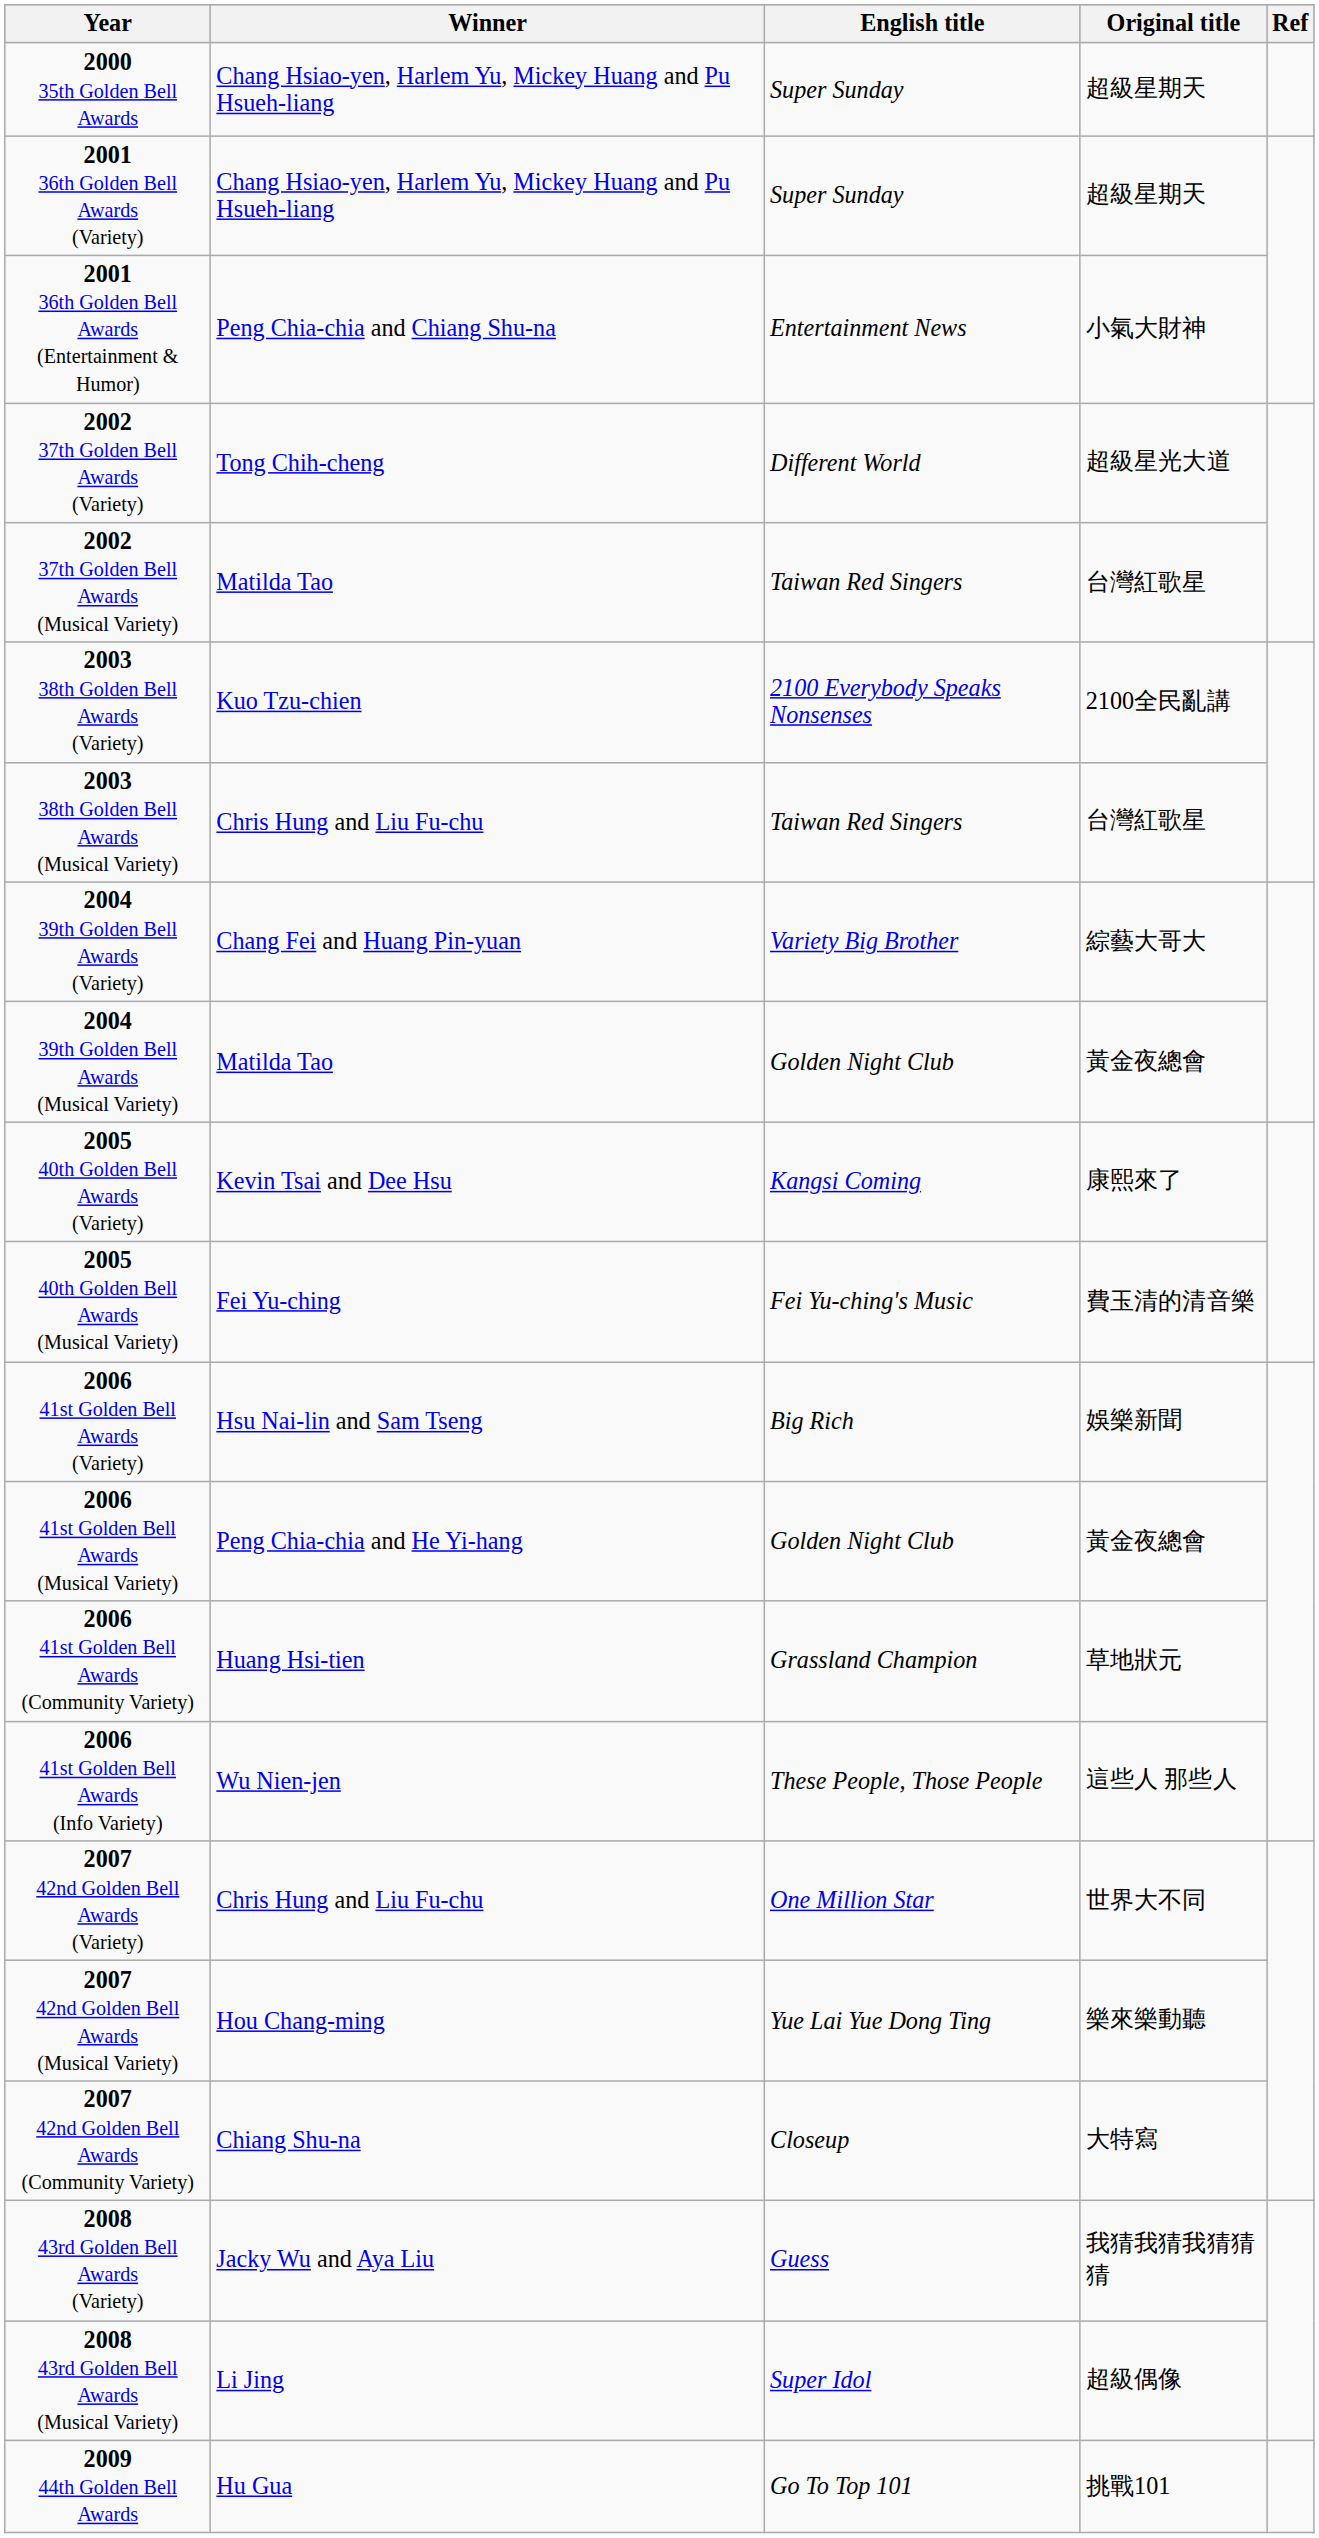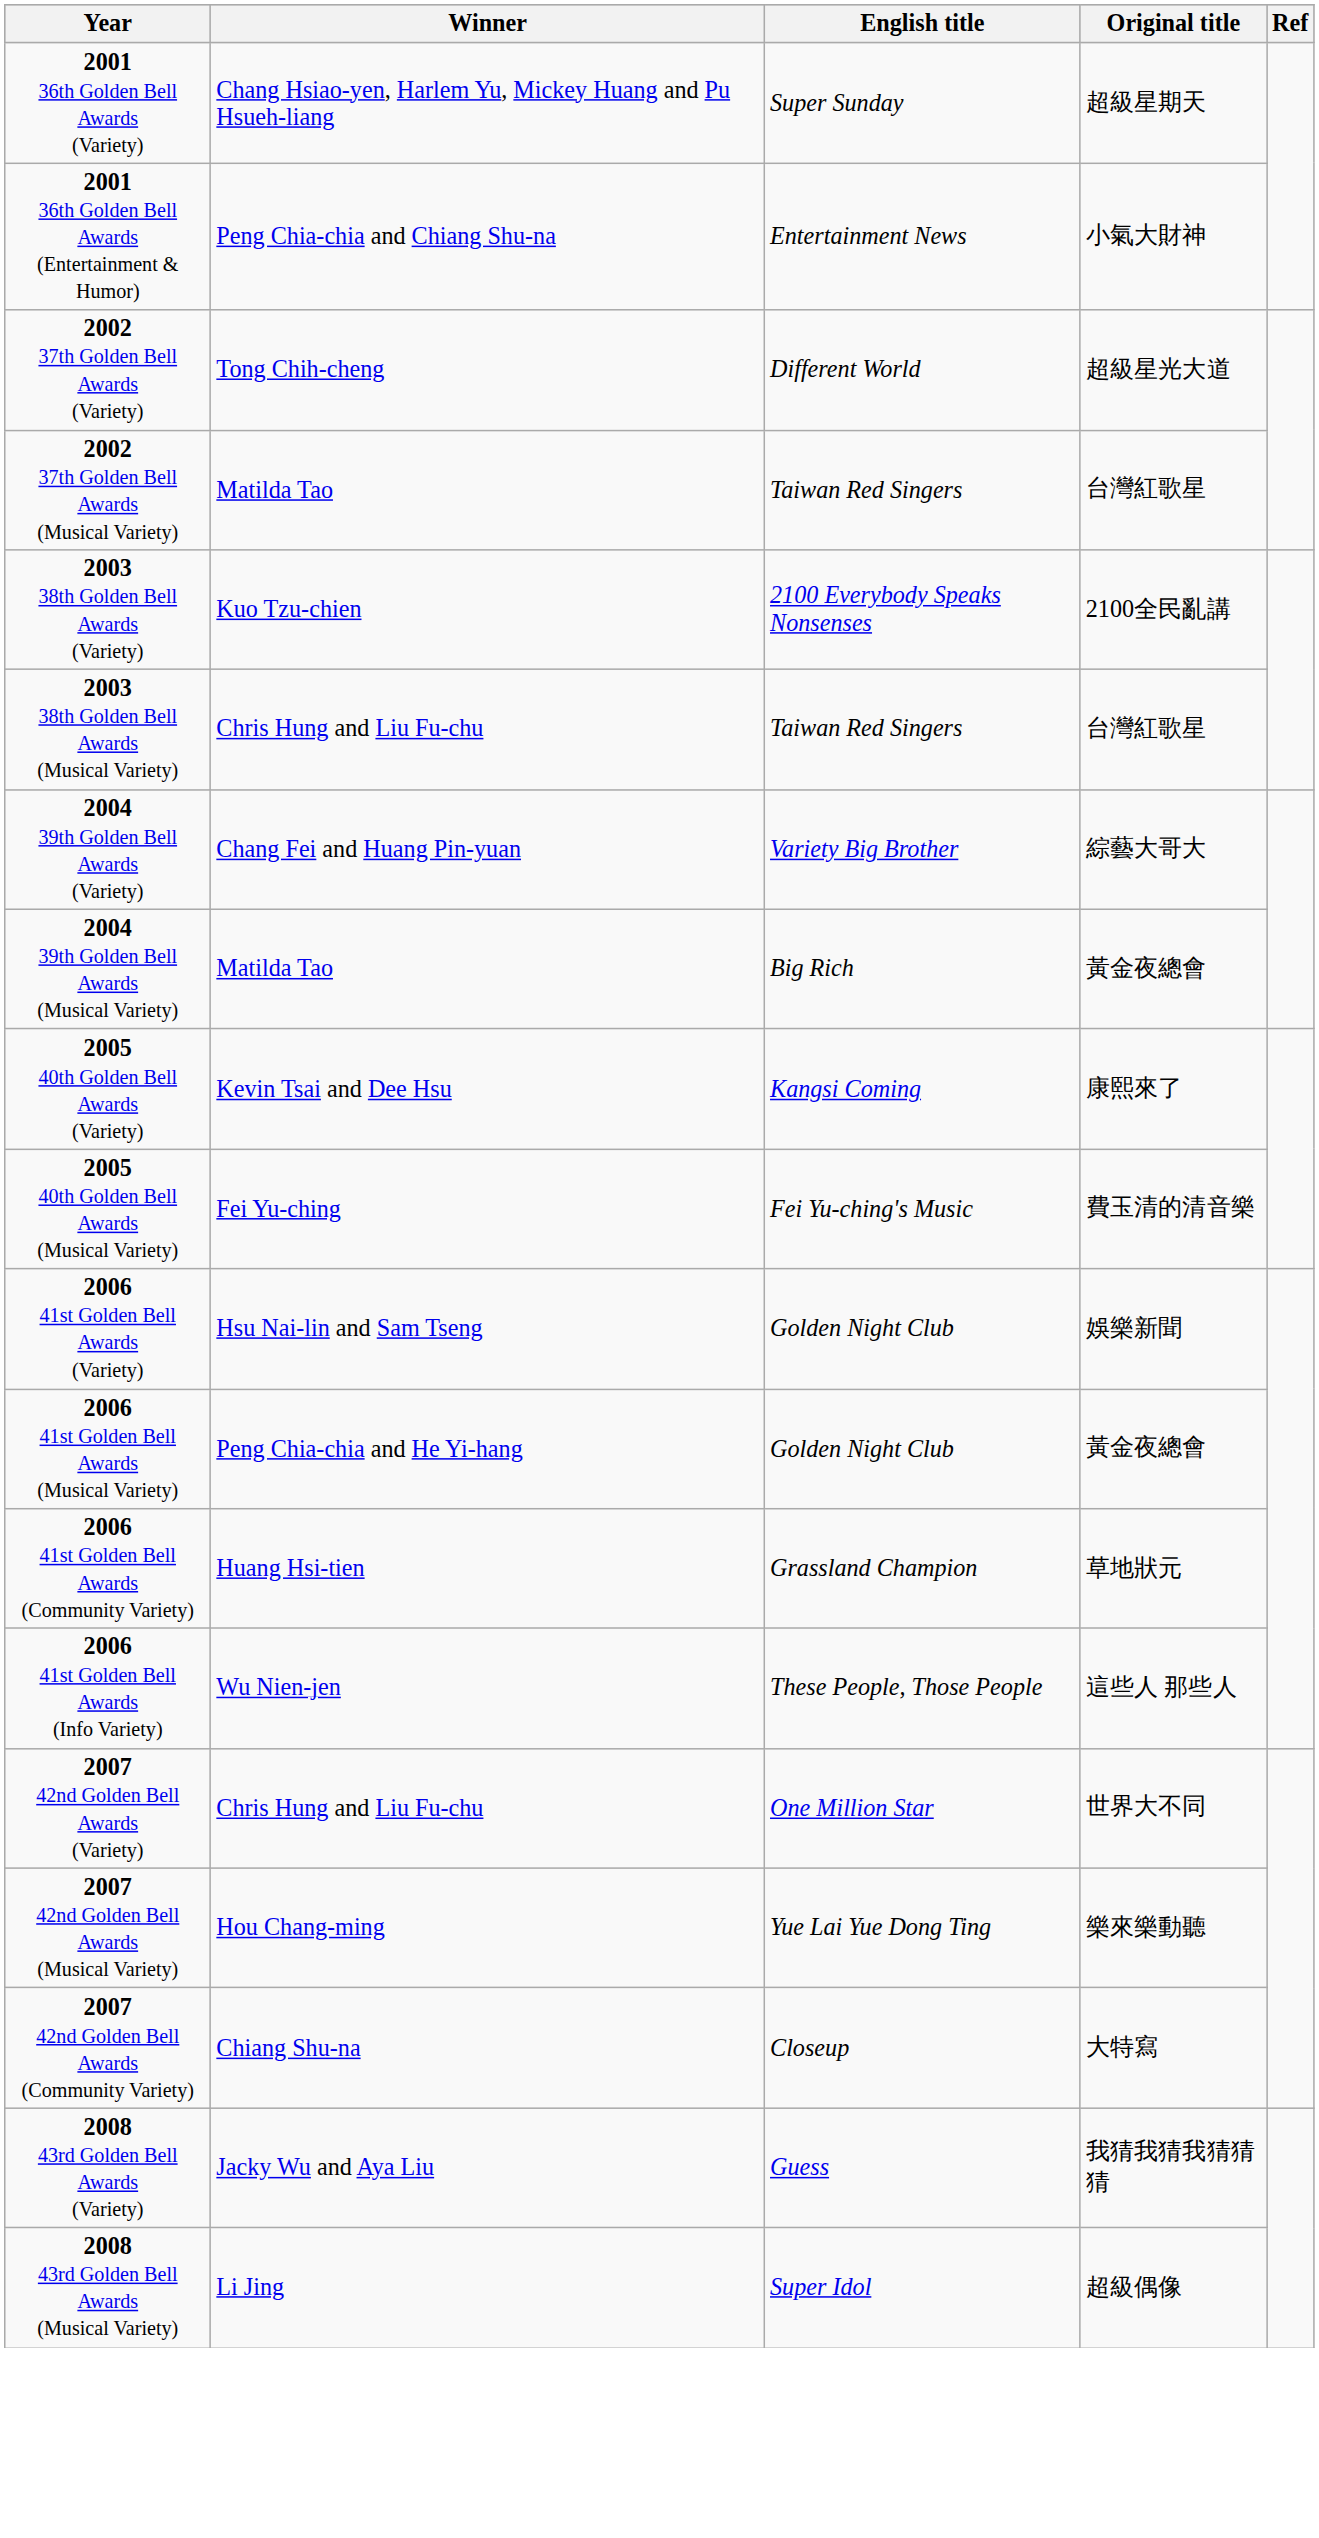- row: (108, 89)
(862, 1061) Golden Night Club -> (812, 968) Big Rich
(812, 1421) Big Rich -> (862, 1328) Golden Night Club
- row: (108, 2486)
